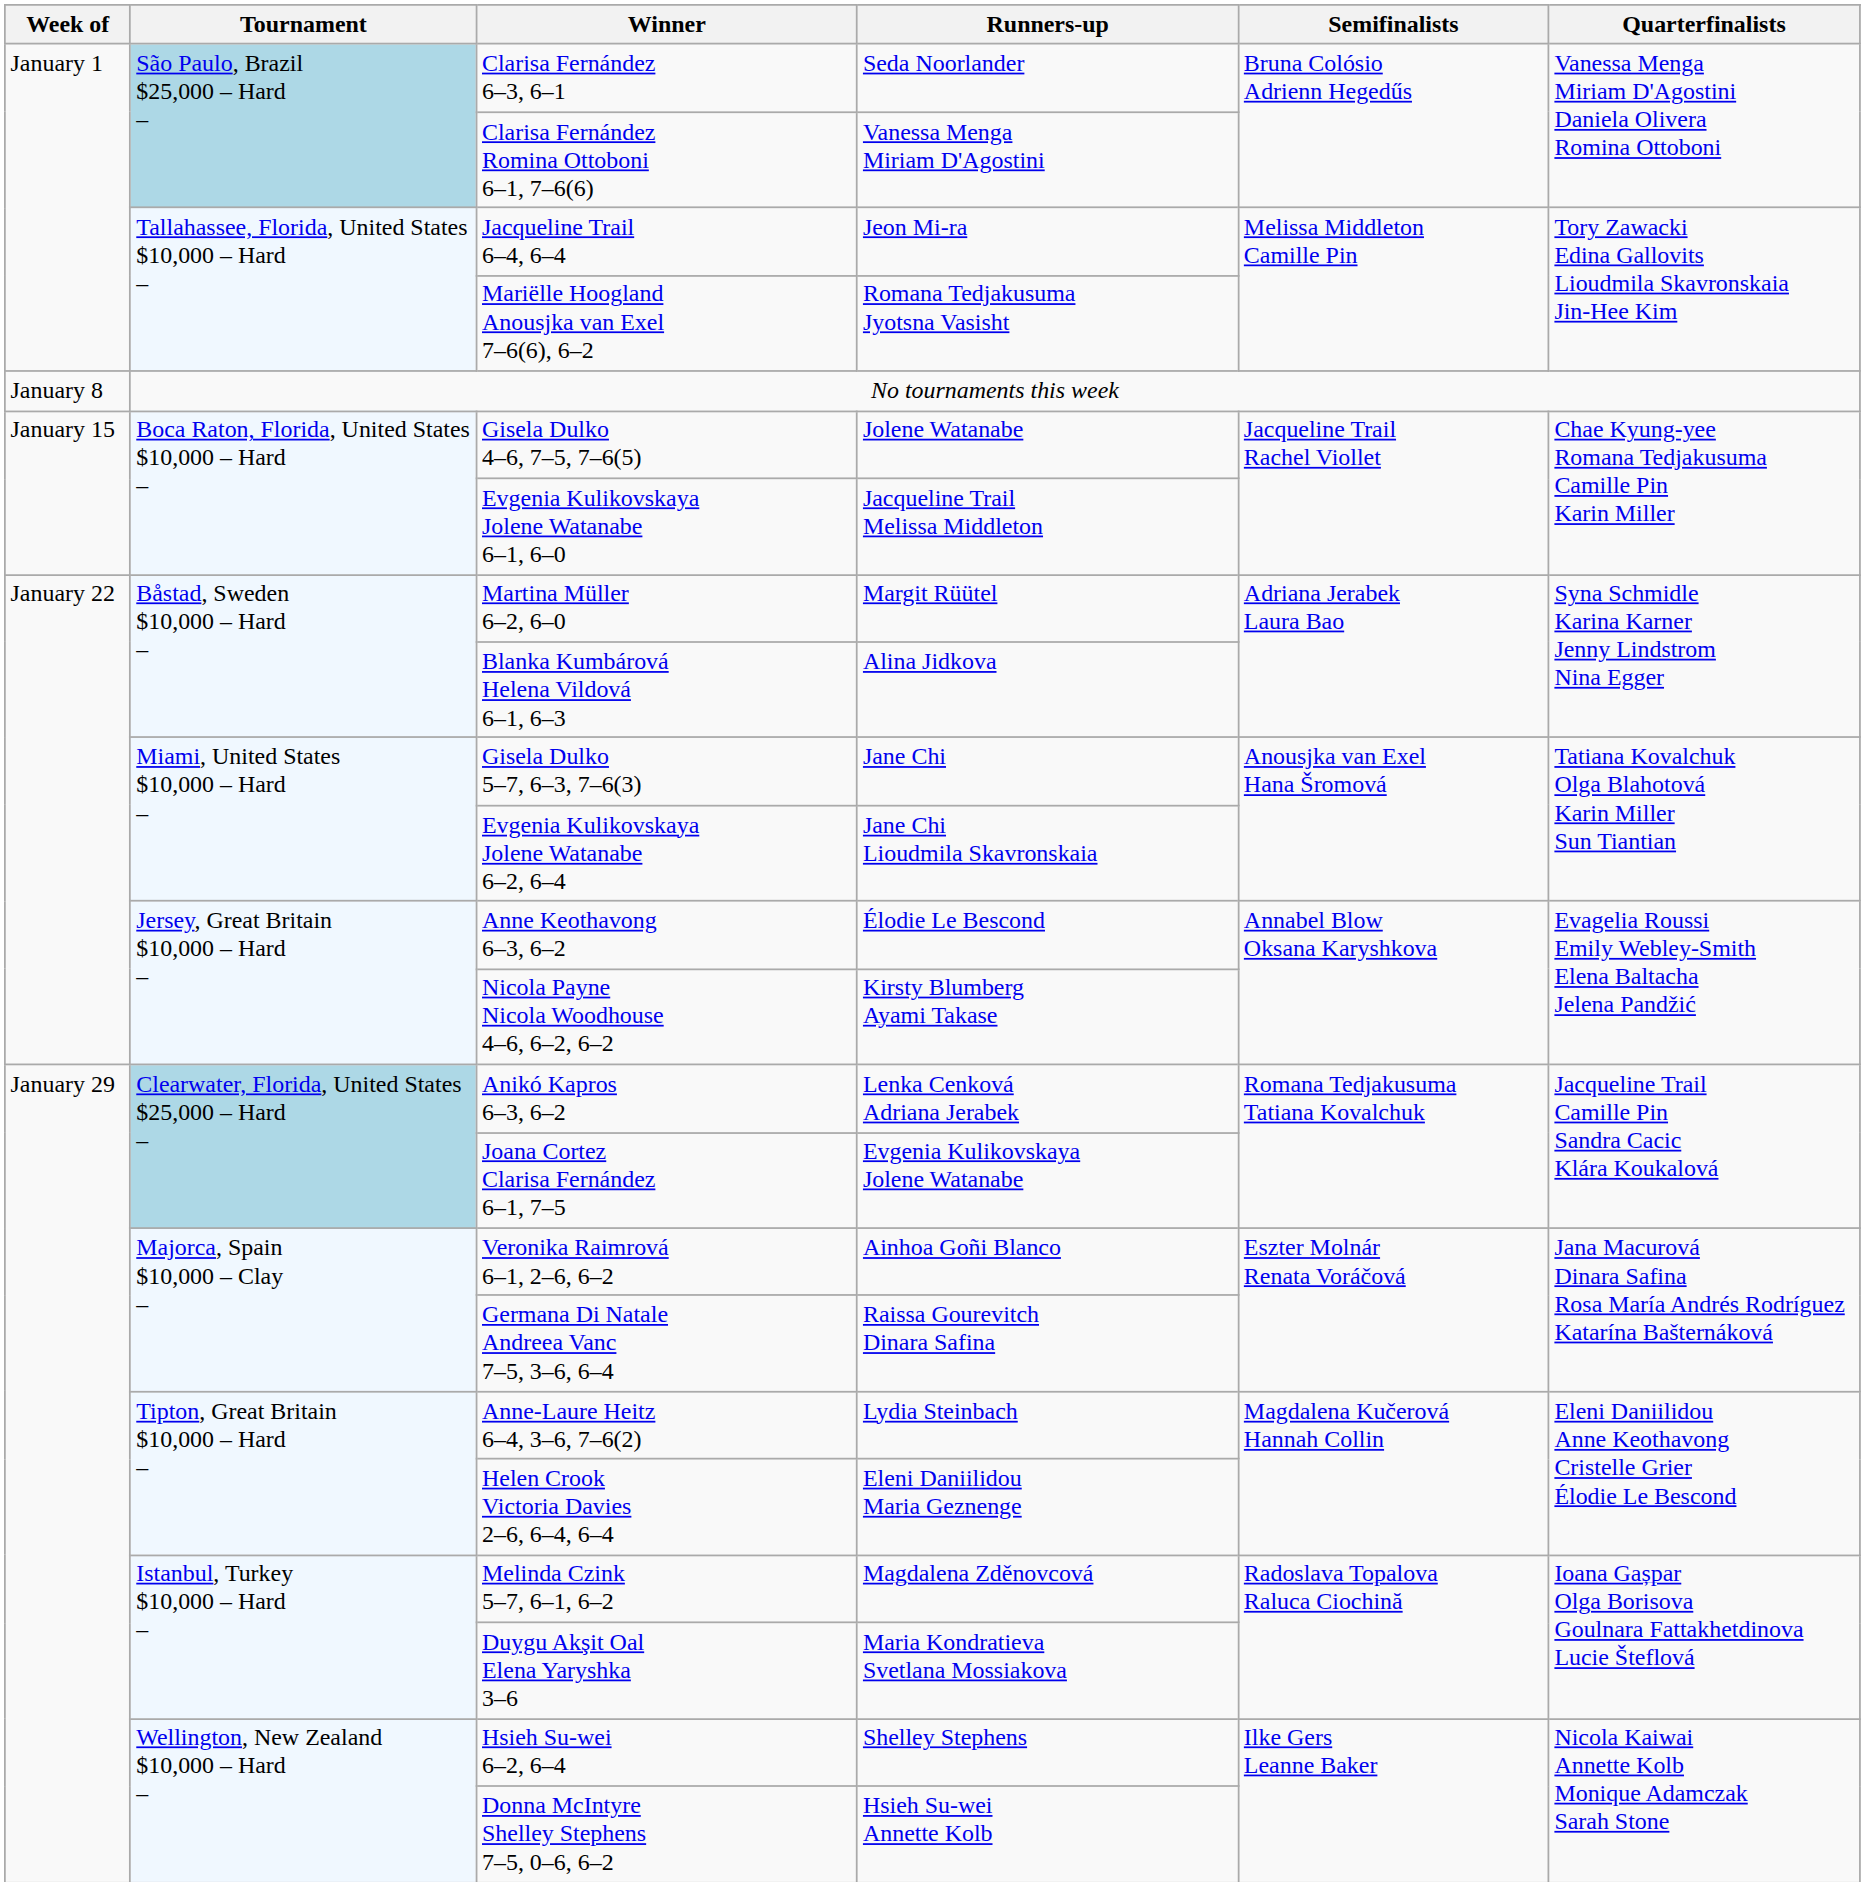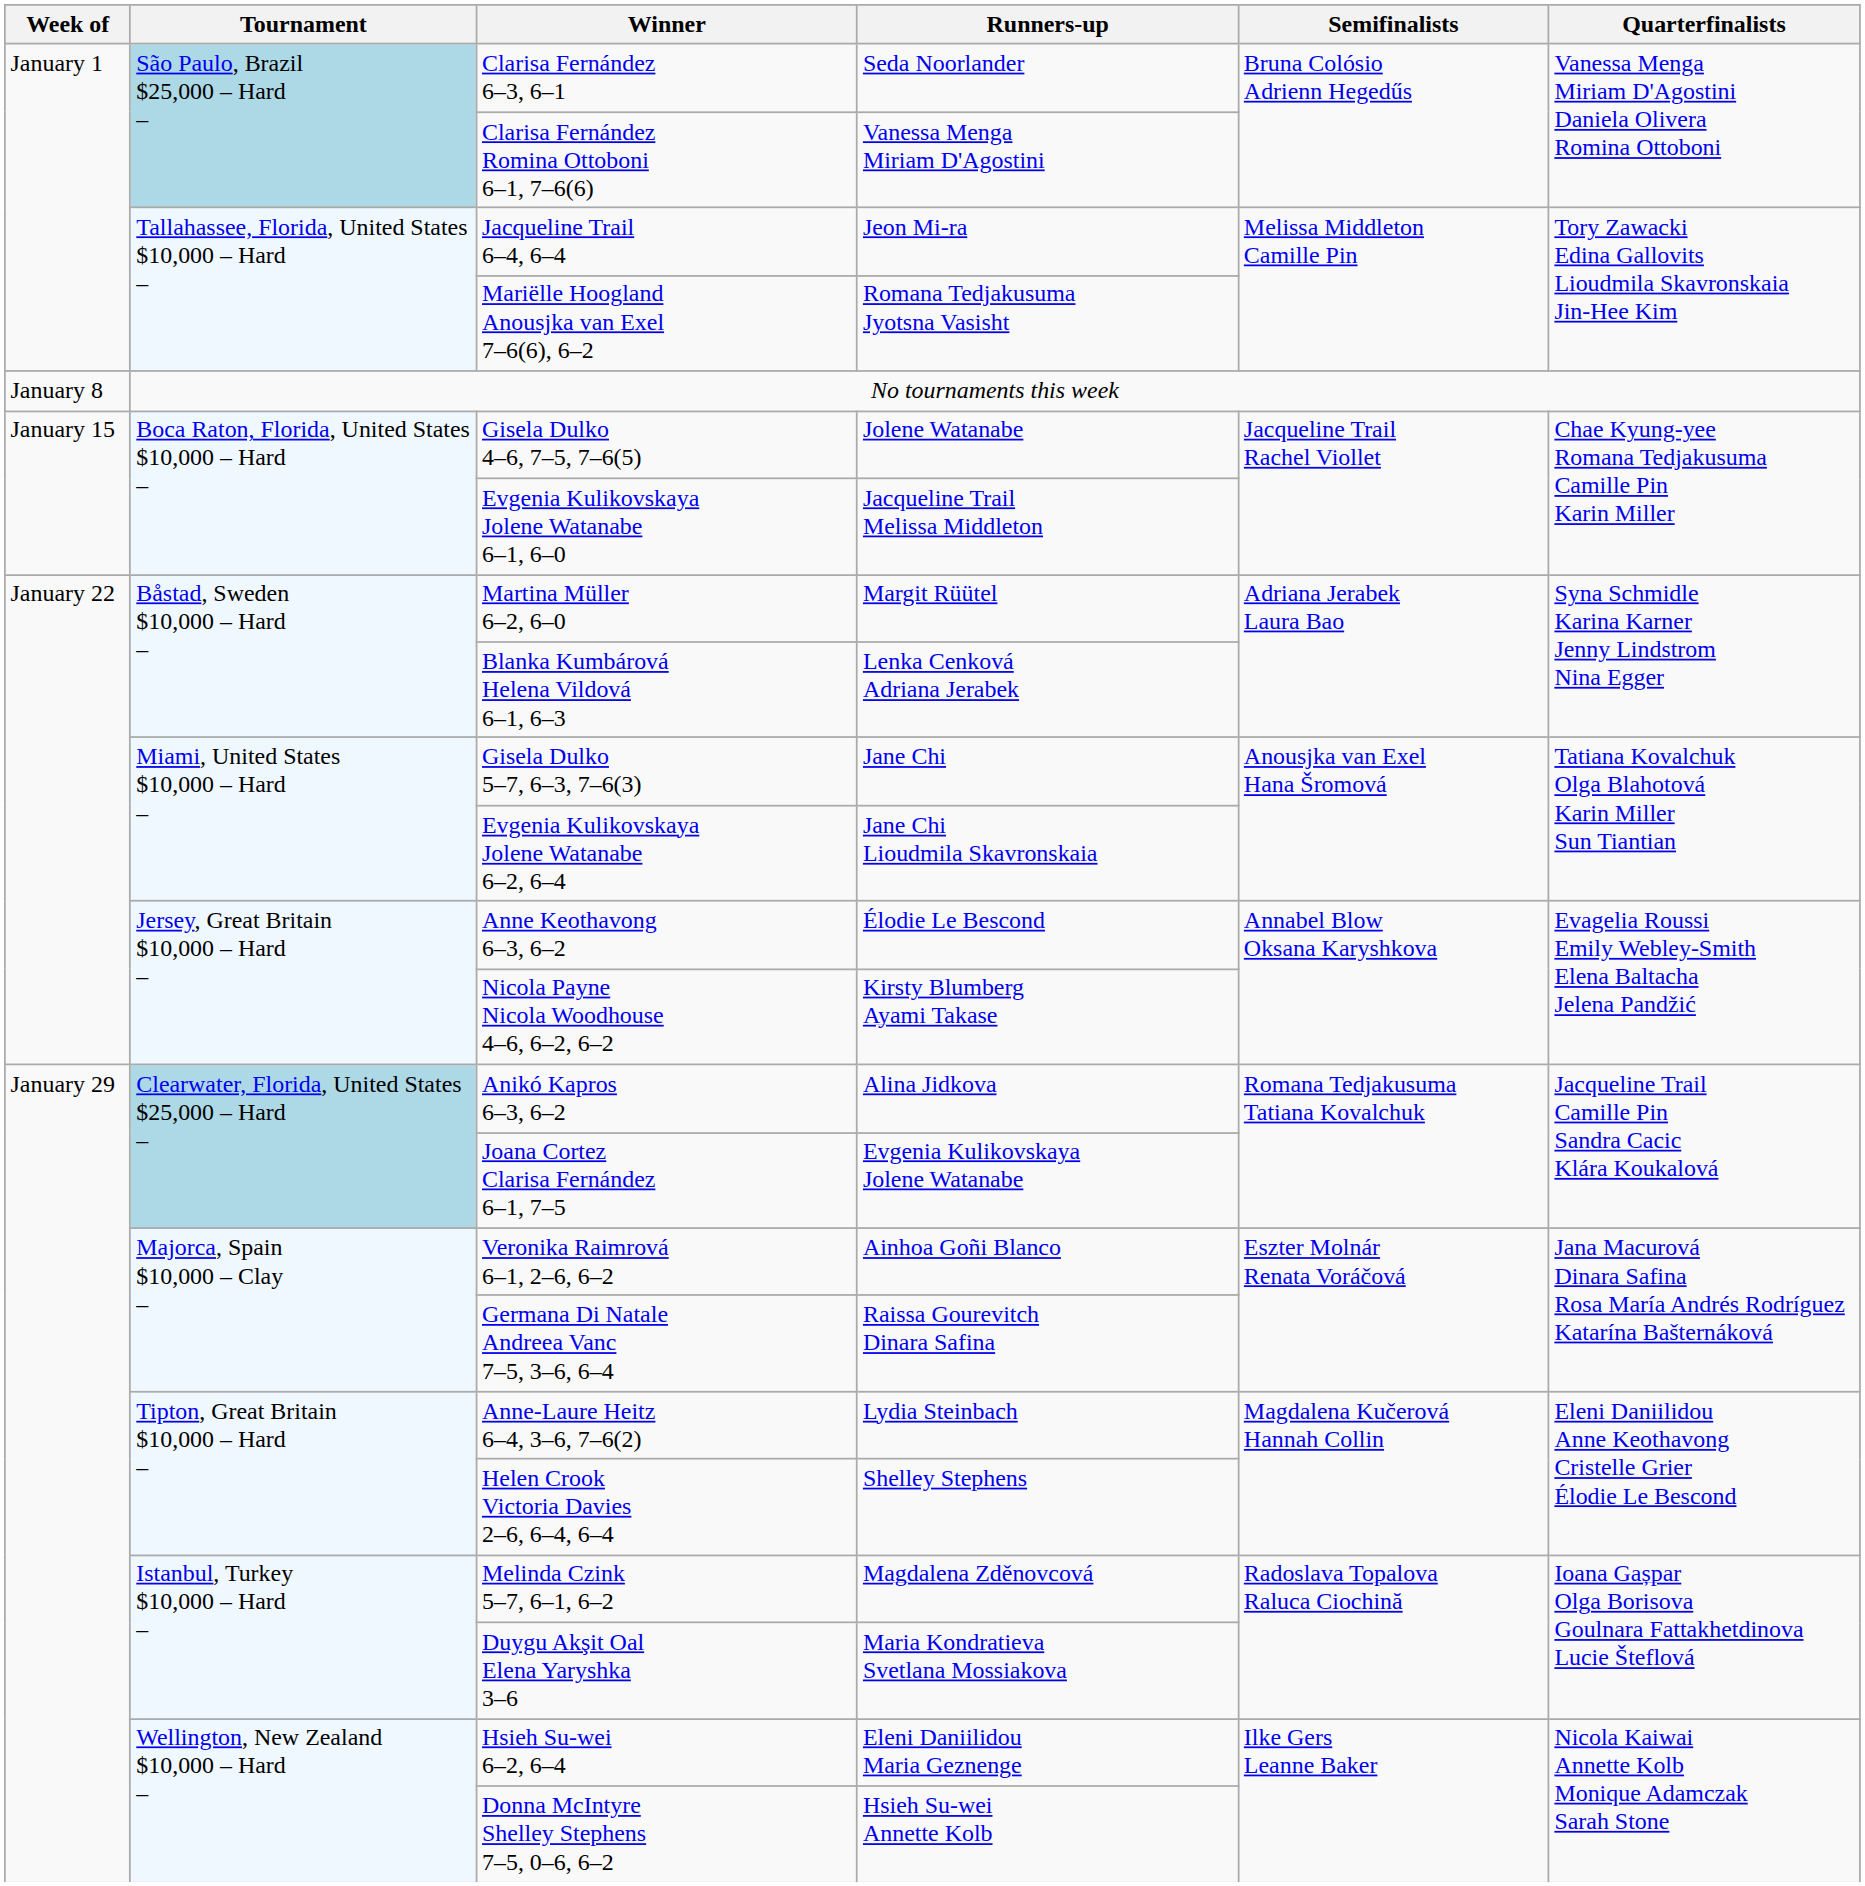(930, 660) Alina Jidkova -> (941, 674) Lenka Cenková Adriana Jerabek
(941, 1097) Lenka Cenková Adriana Jerabek -> (930, 1083) Alina Jidkova
(942, 1492) Eleni Daniilidou Maria Geznenge -> (945, 1478) Shelley Stephens
(945, 1737) Shelley Stephens -> (942, 1751) Eleni Daniilidou Maria Geznenge
